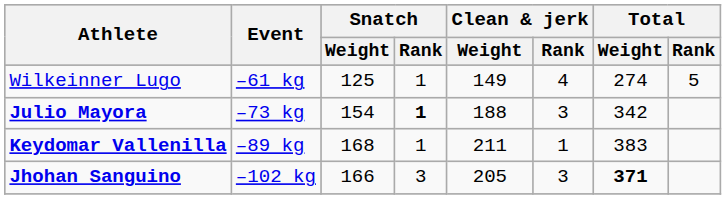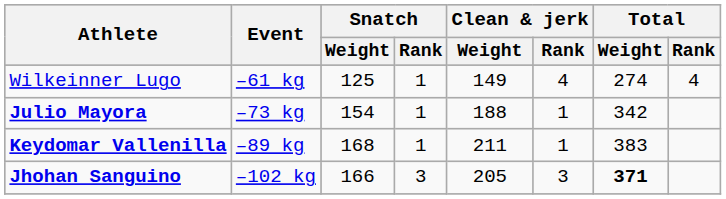(694, 81) 5 -> (694, 81) 4
(421, 113) bold -> (421, 113) normal
(563, 113) 3 -> (563, 113) 1
